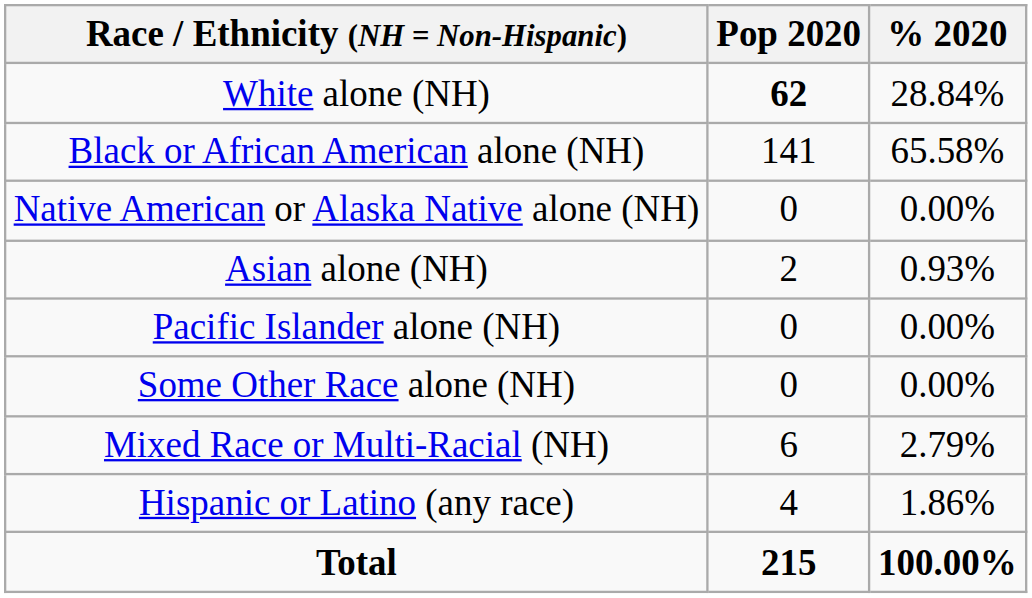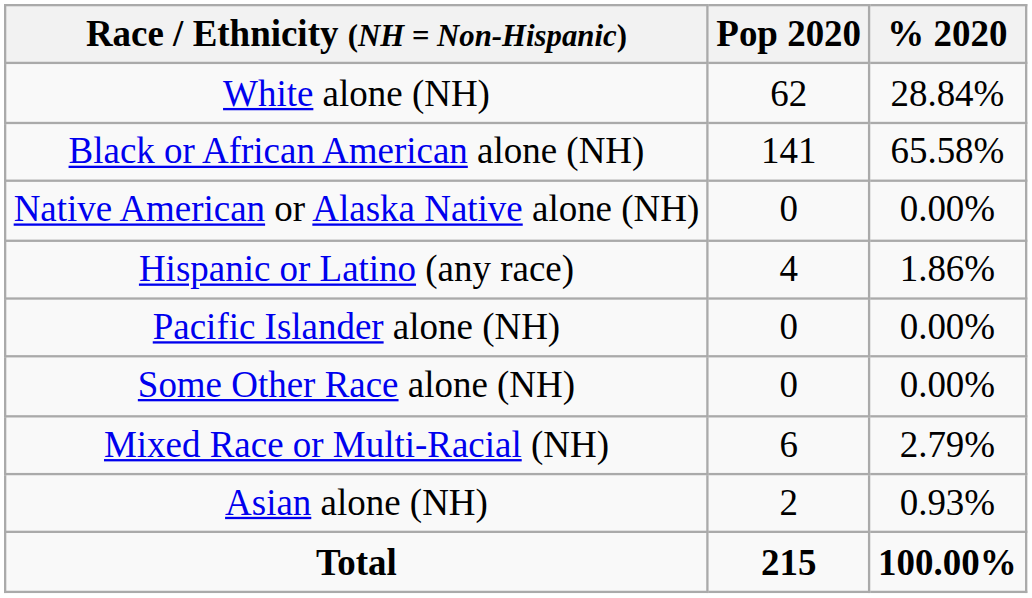(789, 92) bold -> (789, 92) normal
rows swapped: (356, 268) <-> (356, 502)
